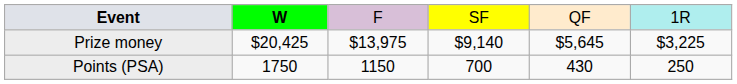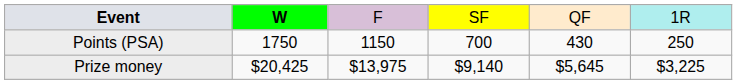rows swapped: (118, 68) <-> (118, 42)
